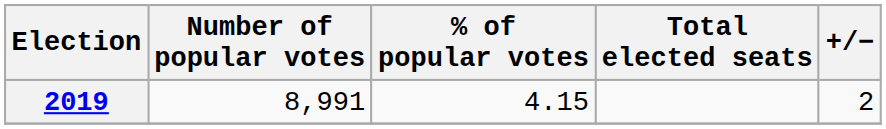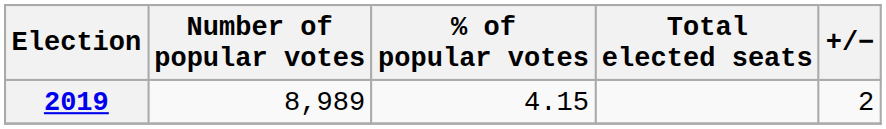(325, 102) 8,991 -> (325, 102) 8,989
